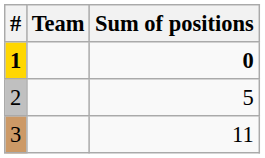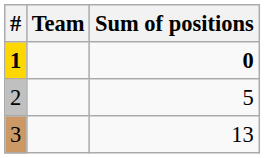(243, 134) 11 -> (242, 134) 13
